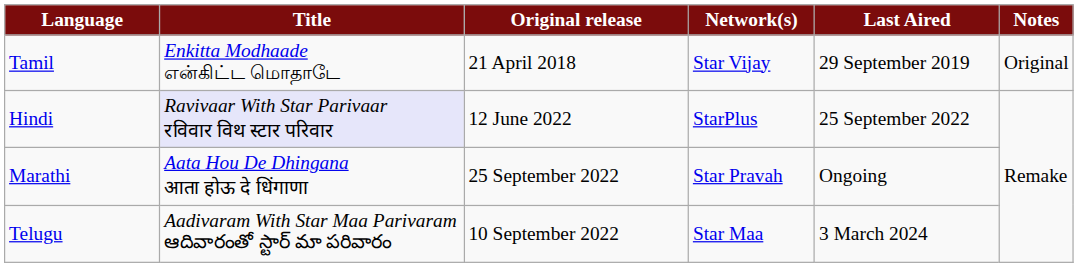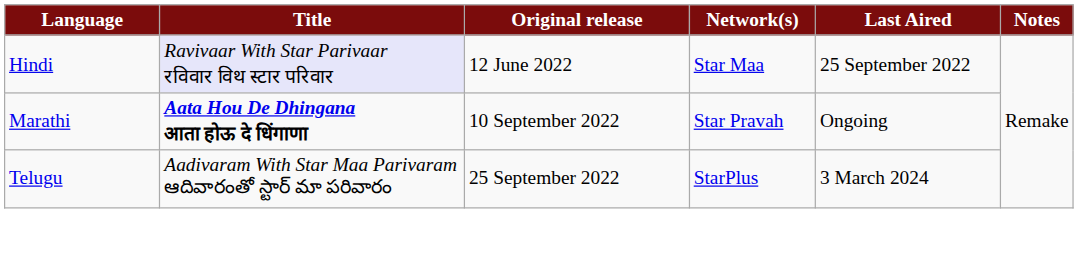- row: (32, 62)
(725, 118) StarPlus -> (729, 63) Star Maa
(256, 175) normal -> (260, 120) bold
(544, 176) 25 September 2022 -> (544, 121) 10 September 2022
(544, 233) 10 September 2022 -> (544, 178) 25 September 2022
(728, 233) Star Maa -> (726, 178) StarPlus
